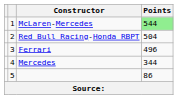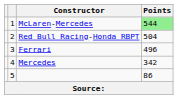(150, 62) 344 -> (150, 62) 342
